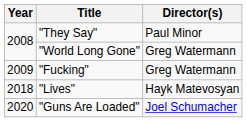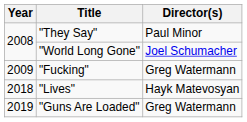(191, 51) Greg Watermann -> (191, 51) Joel Schumacher
(20, 107) 2020 -> (20, 107) 2019
(191, 107) Joel Schumacher -> (191, 107) Greg Watermann
